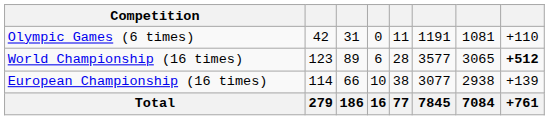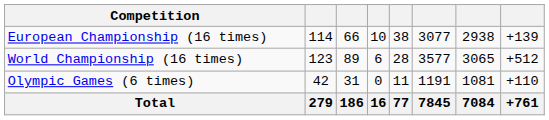rows swapped: (101, 38) <-> (138, 82)
(522, 60) bold -> (522, 60) normal
